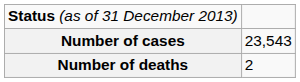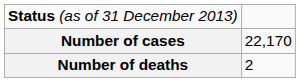(268, 41) 23,543 -> (268, 41) 22,170
